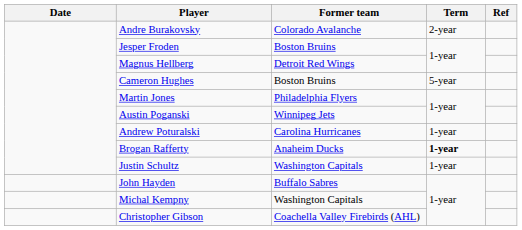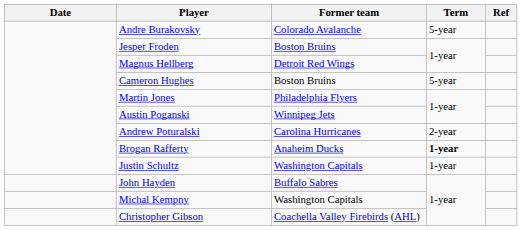(443, 30) 2-year -> (443, 30) 5-year
(443, 132) 1-year -> (443, 132) 2-year
